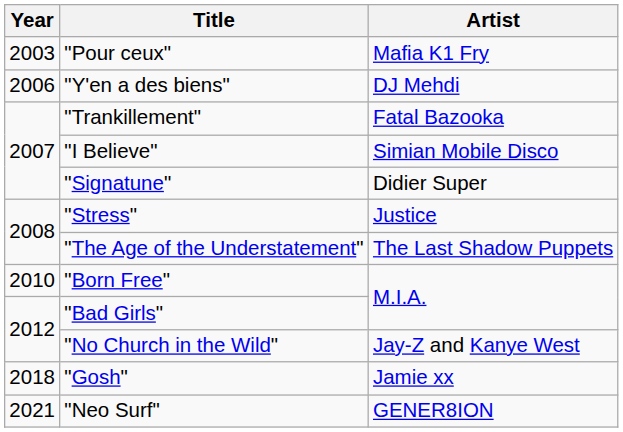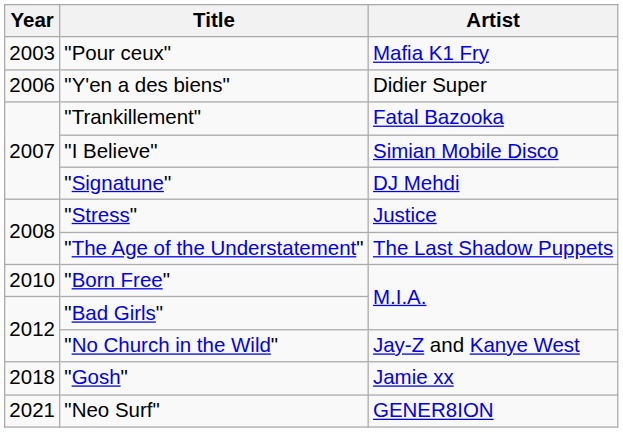(416, 85) DJ Mehdi -> (430, 85) Didier Super
(430, 183) Didier Super -> (416, 183) DJ Mehdi
